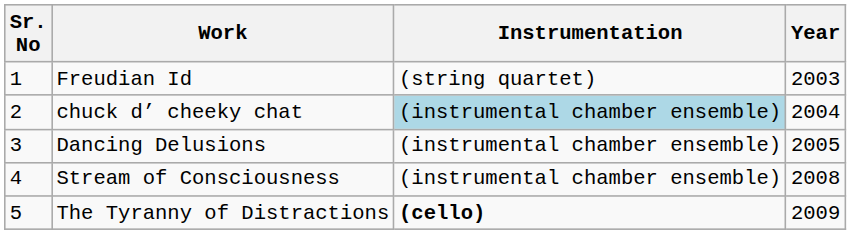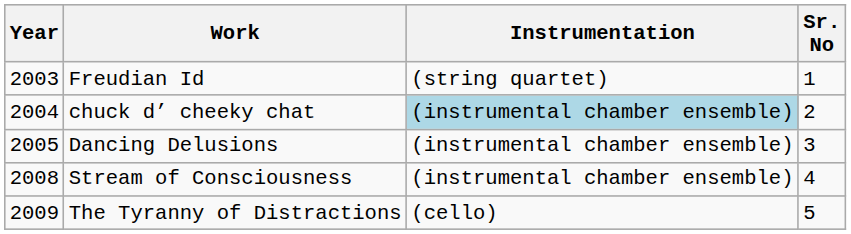columns swapped: (28, 33) <-> (816, 33)
(442, 213) bold -> (455, 213) normal
